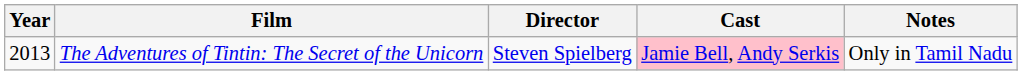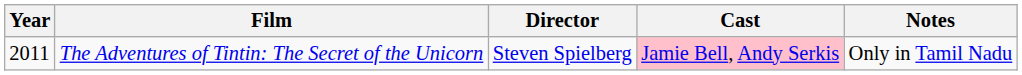(30, 53) 2013 -> (29, 53) 2011
